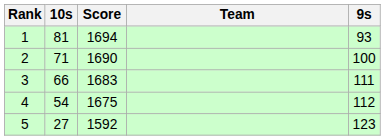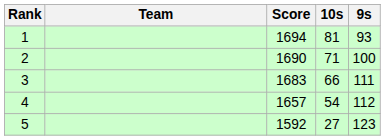columns swapped: (237, 15) <-> (61, 15)
(102, 102) 1675 -> (291, 102) 1657
